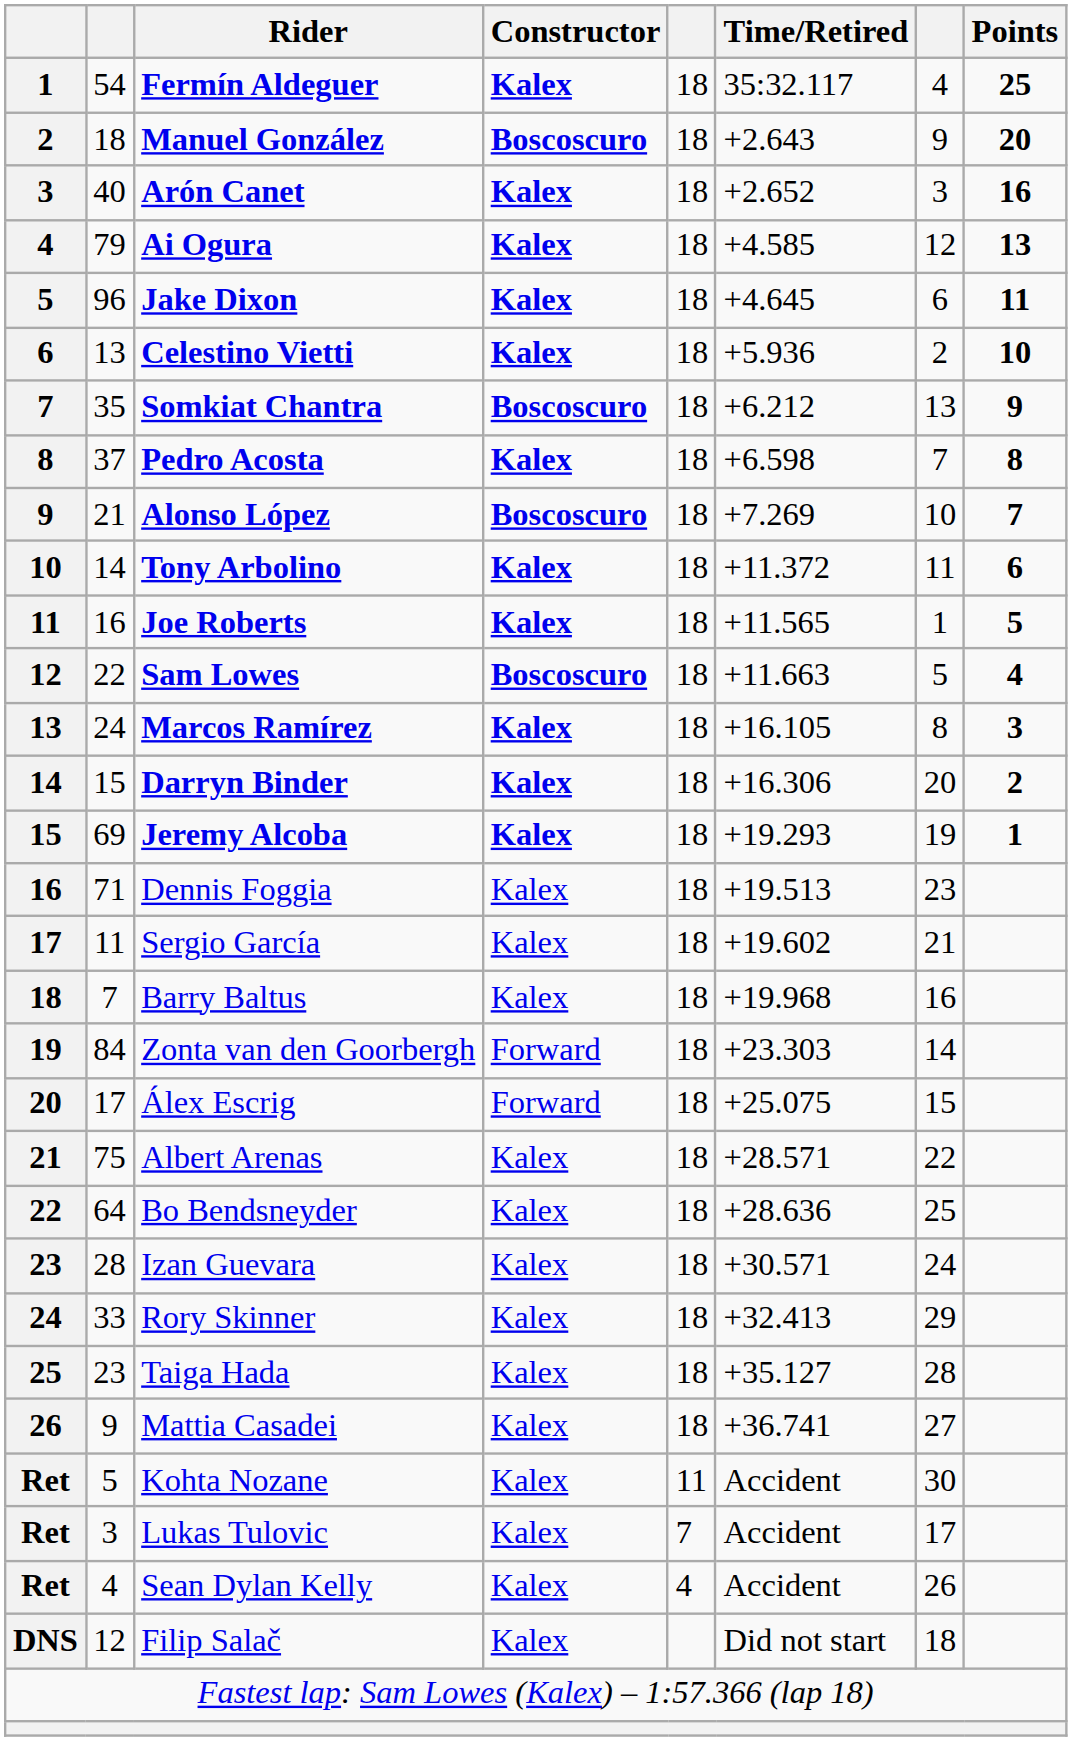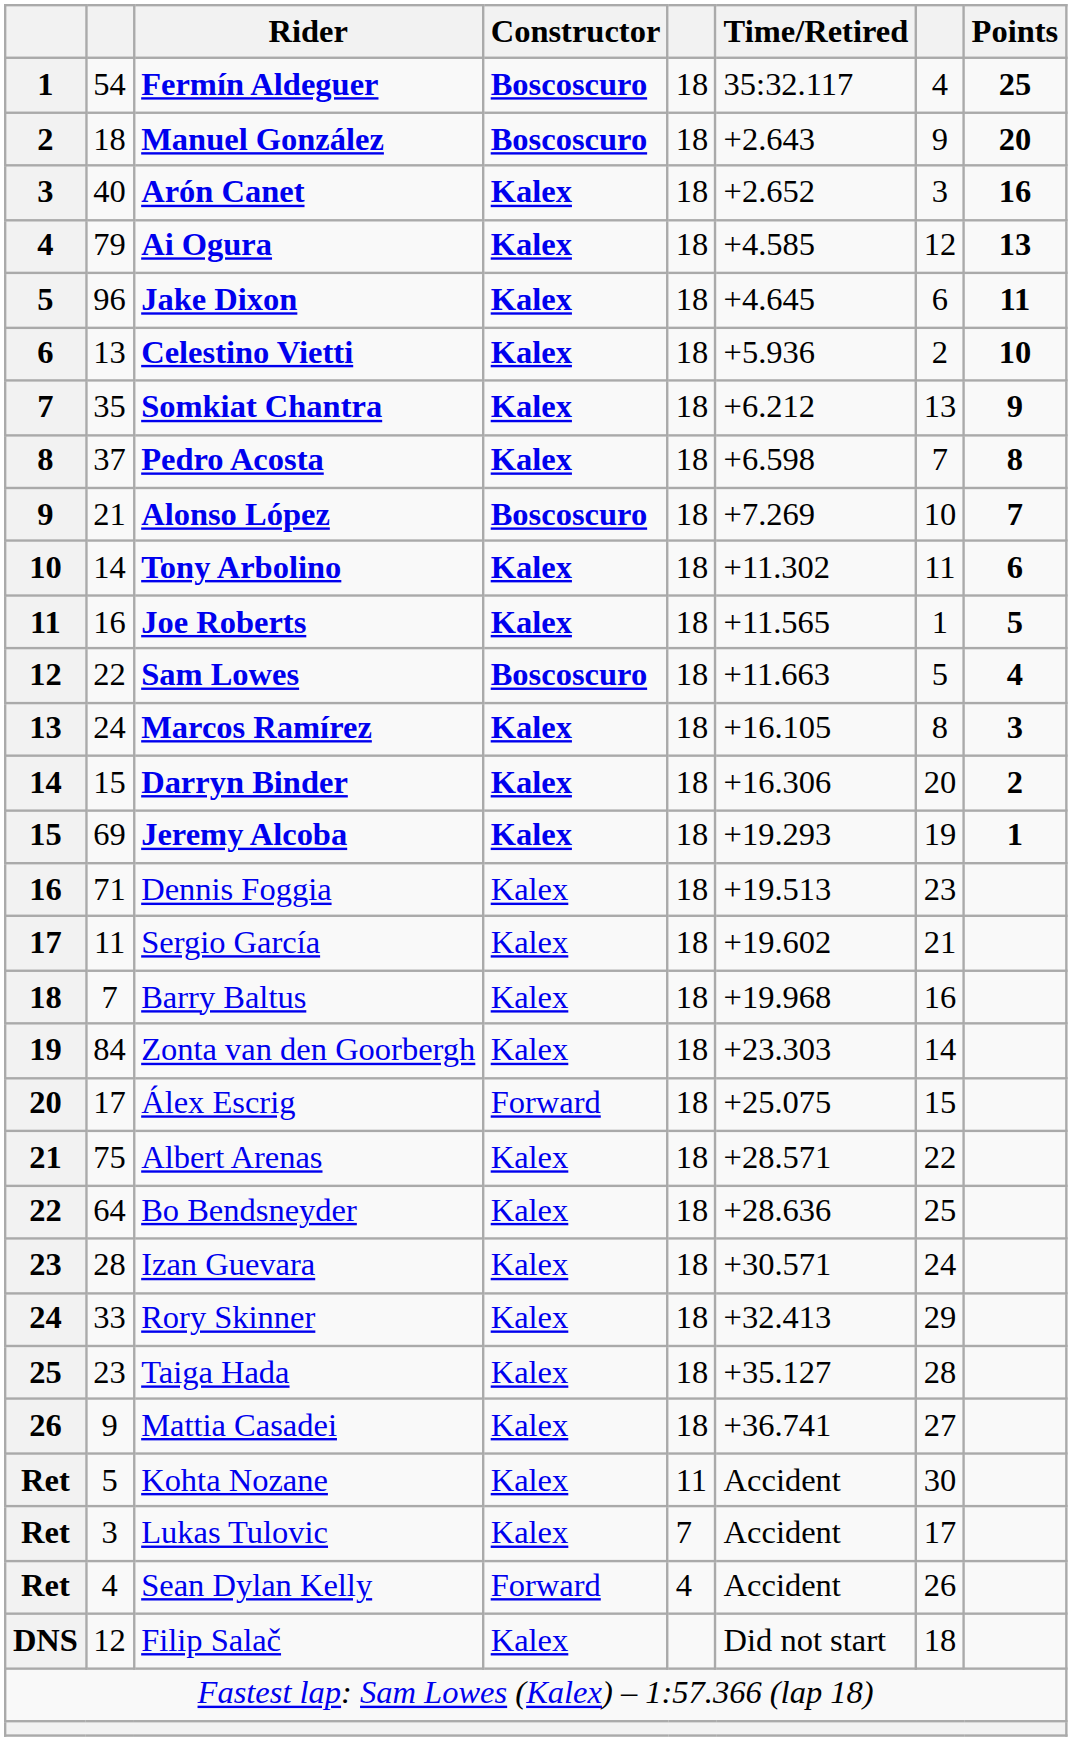(531, 84) Kalex -> (569, 84) Boscoscuro
(569, 406) Boscoscuro -> (531, 406) Kalex
(777, 567) +11.372 -> (777, 567) +11.302
(546, 1049) Forward -> (530, 1049) Kalex
(530, 1586) Kalex -> (546, 1586) Forward
